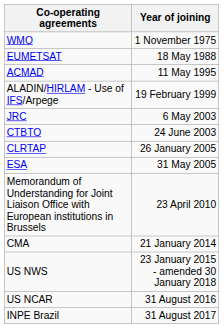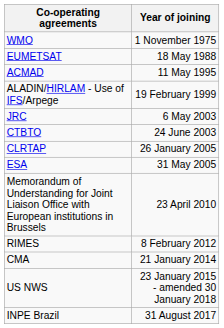+ row: (23, 244)
- row: (30, 299)
